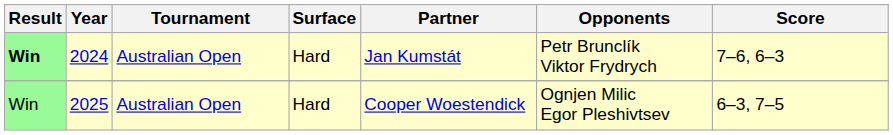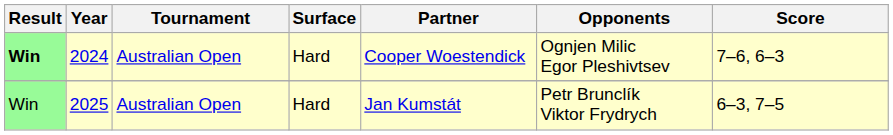(413, 56) Jan Kumstát -> (445, 56) Cooper Woestendick
(599, 56) Petr Brunclík Viktor Frydrych -> (605, 56) Ognjen Milic Egor Pleshivtsev
(445, 104) Cooper Woestendick -> (413, 104) Jan Kumstát
(605, 104) Ognjen Milic Egor Pleshivtsev -> (599, 104) Petr Brunclík Viktor Frydrych
